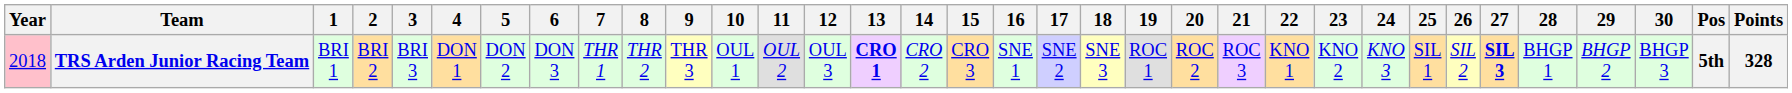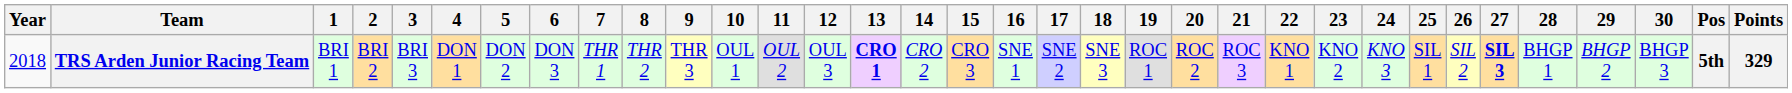(28, 60) pink background -> (28, 60) no background
(1759, 60) 328 -> (1759, 60) 329
